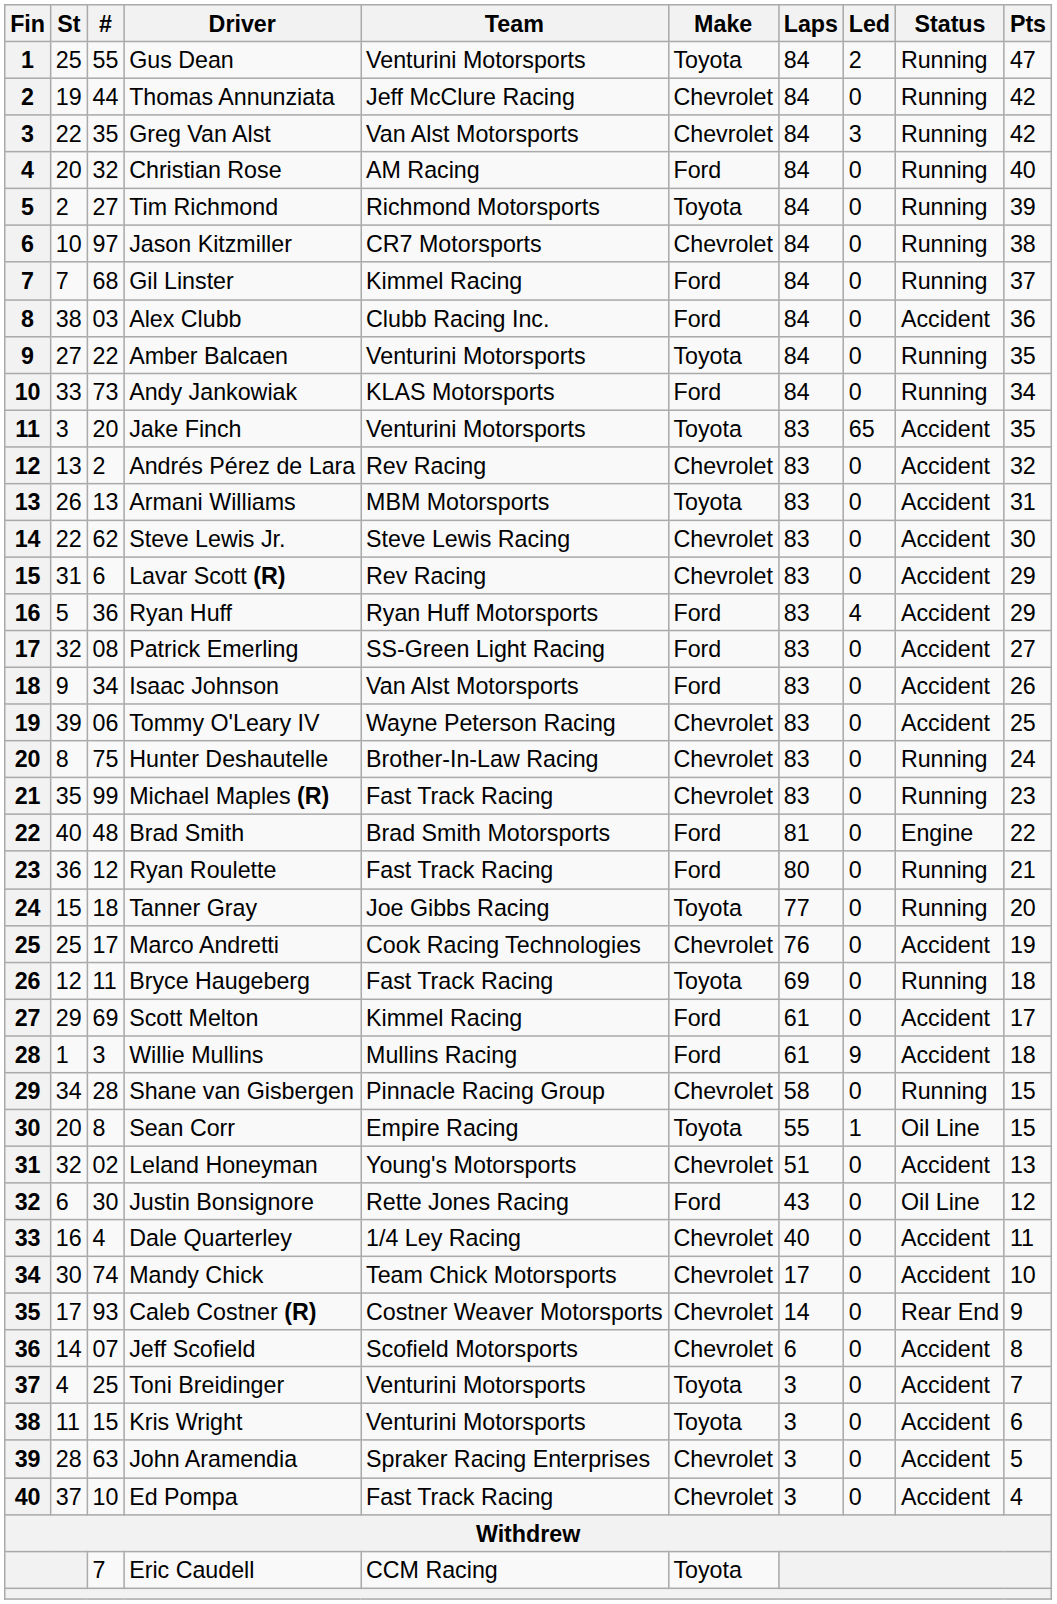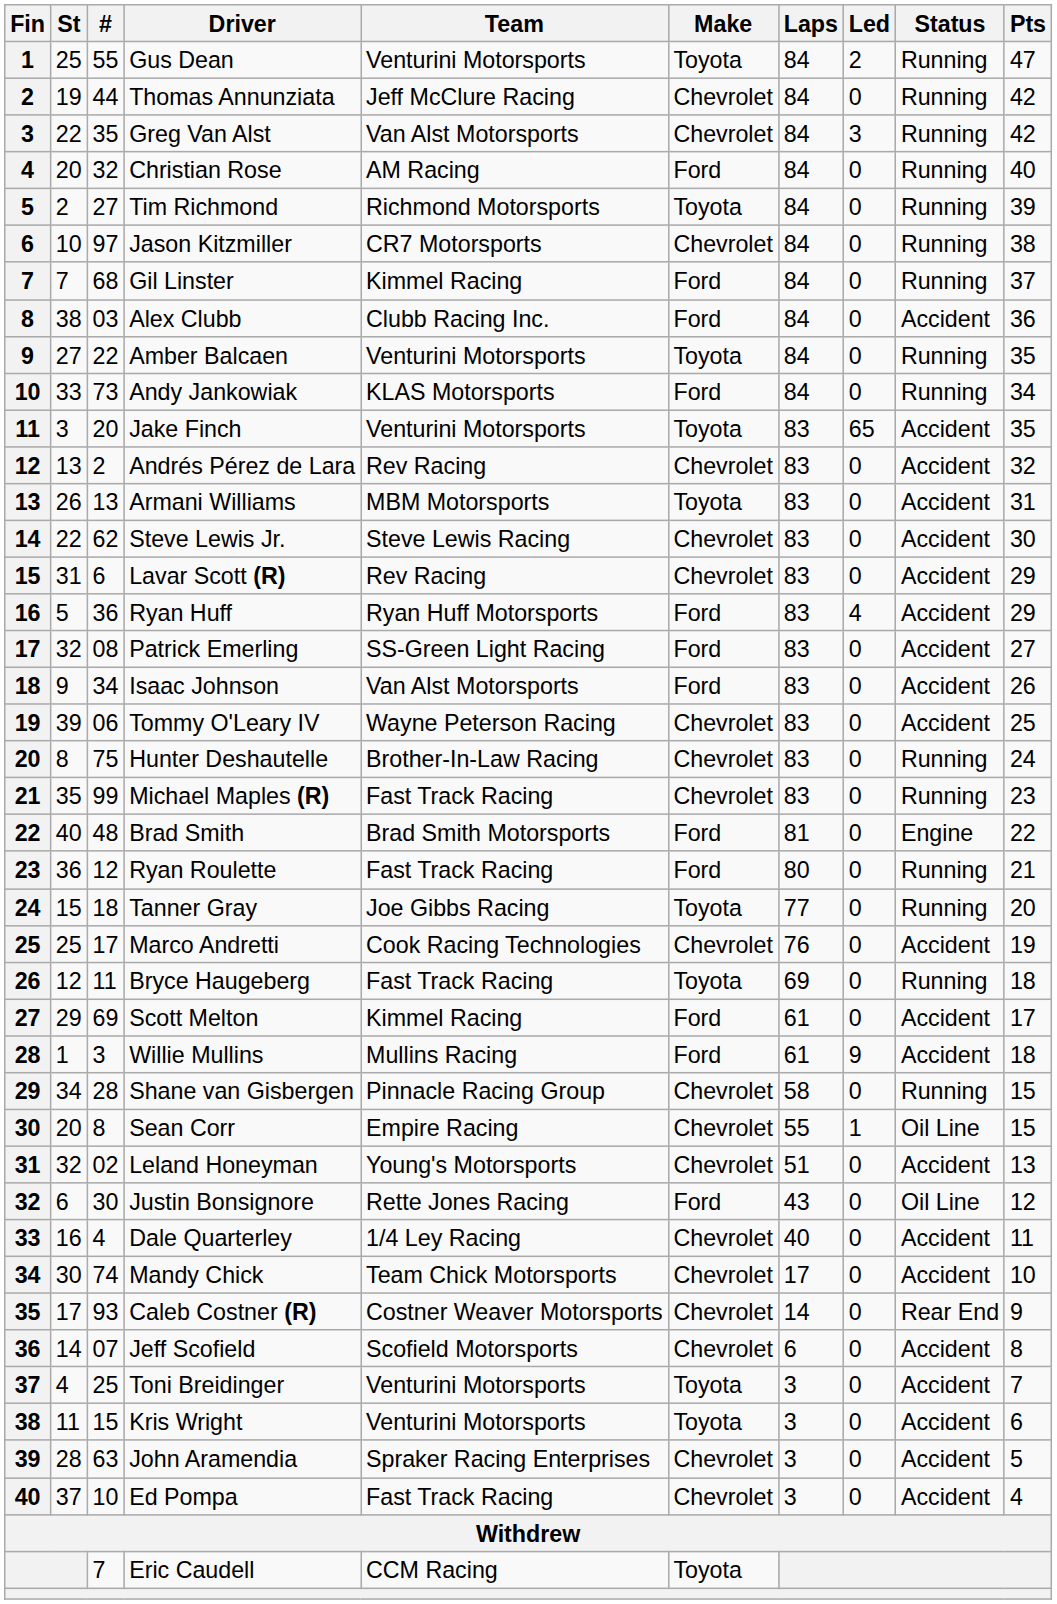(708, 1128) Toyota -> (723, 1128) Chevrolet
